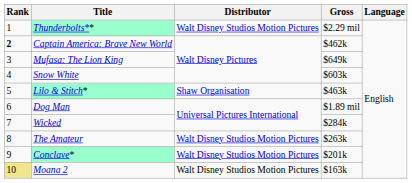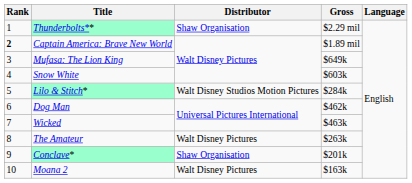(248, 28) Walt Disney Studios Motion Pictures -> (213, 28) Shaw Organisation
(335, 44) $462k -> (342, 44) $1.89 mil
(213, 91) Shaw Organisation -> (248, 91) Walt Disney Studios Motion Pictures
(335, 91) $463k -> (335, 91) $284k
(342, 107) $1.89 mil -> (335, 107) $462k
(335, 123) $284k -> (335, 123) $463k
(248, 138) Walt Disney Studios Motion Pictures -> (217, 138) Walt Disney Pictures
(248, 154) Walt Disney Studios Motion Pictures -> (213, 154) Shaw Organisation
(11, 170) khaki background -> (11, 170) no background
(248, 170) Walt Disney Studios Motion Pictures -> (217, 170) Walt Disney Pictures
